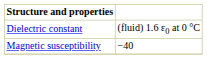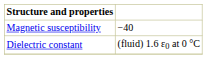rows swapped: (44, 29) <-> (54, 46)
